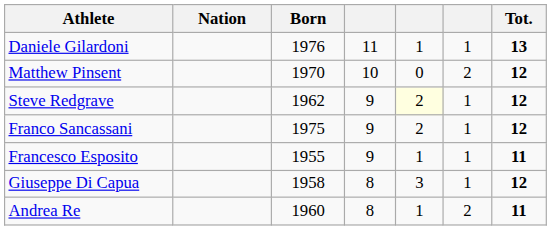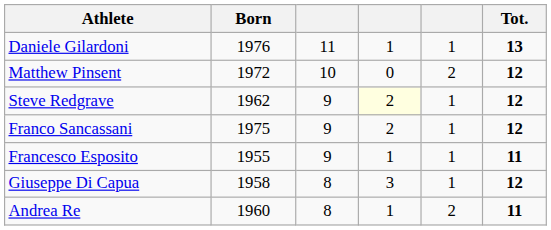- column: (222, 18)
(308, 73) 1970 -> (253, 73) 1972
